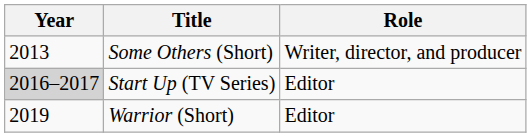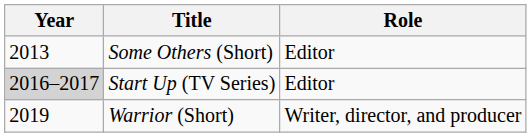(403, 52) Writer, director, and producer -> (310, 52) Editor
(310, 115) Editor -> (403, 115) Writer, director, and producer
